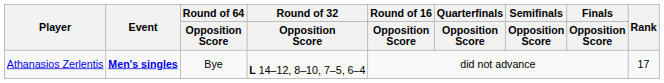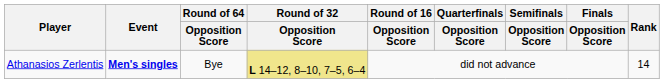(307, 71) no background -> (307, 71) khaki background
(644, 65) 17 -> (644, 65) 14
